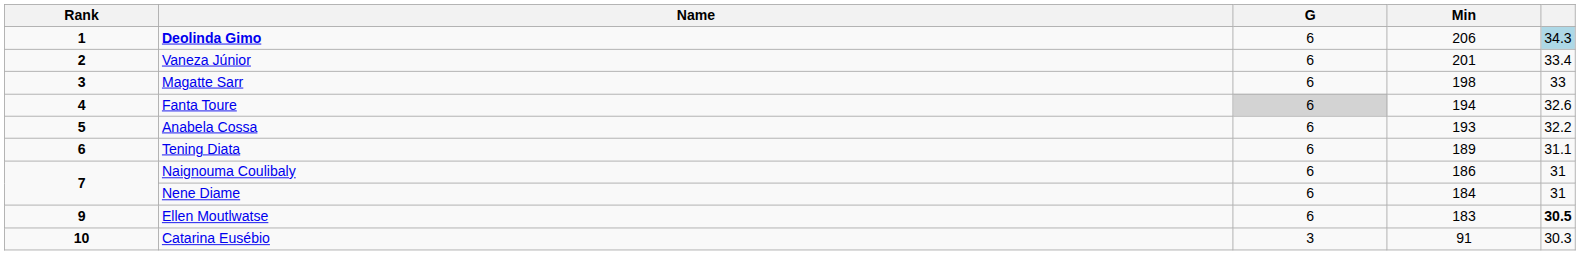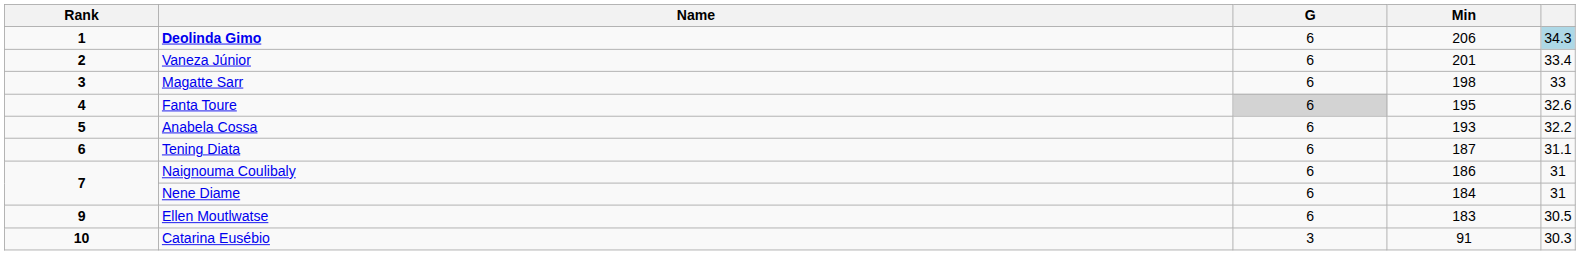(1464, 104) 194 -> (1464, 104) 195
(1464, 149) 189 -> (1464, 149) 187
(1558, 216) bold -> (1558, 216) normal
